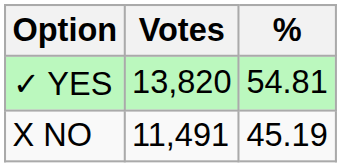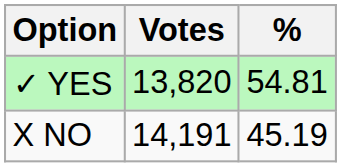(181, 135) 11,491 -> (182, 135) 14,191
